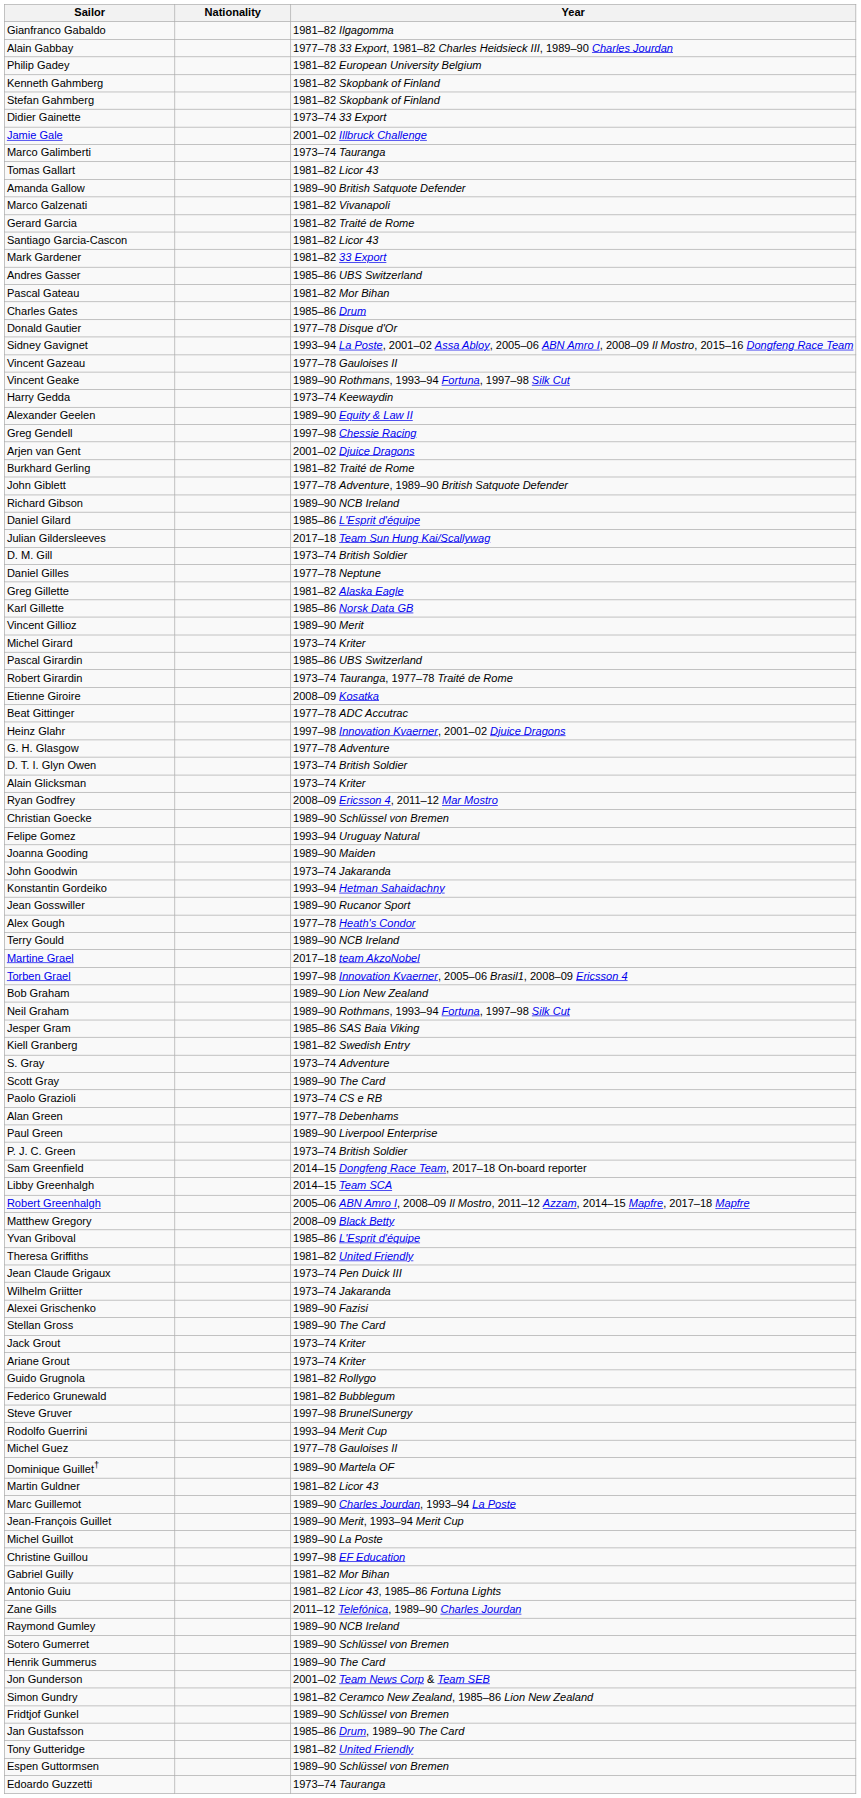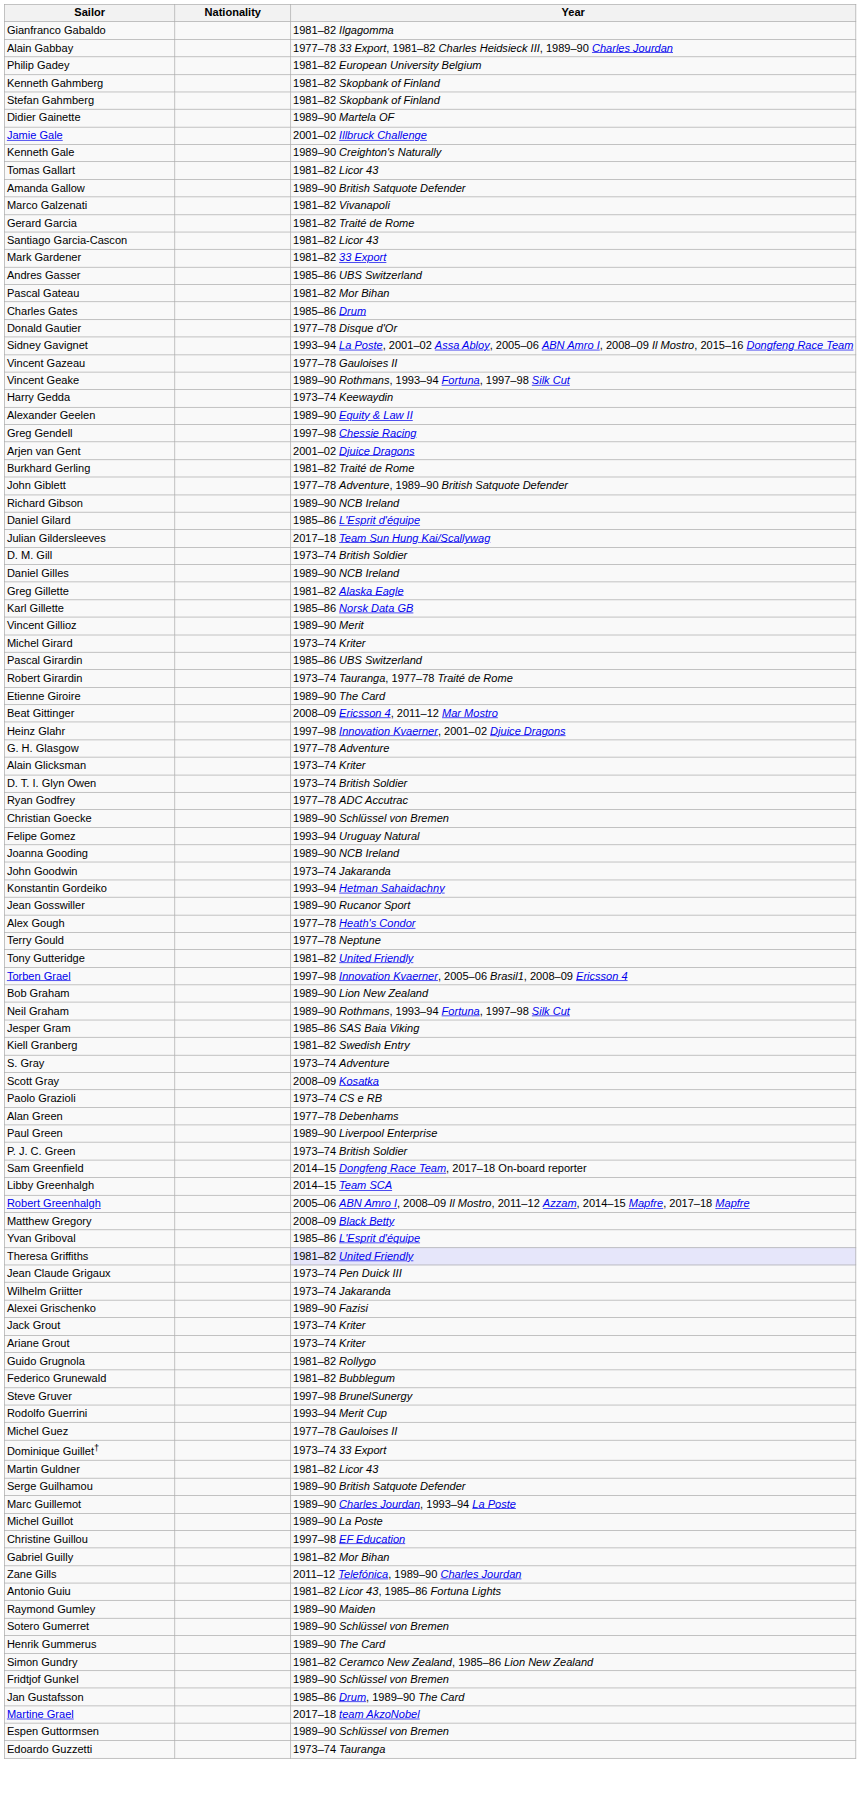(340, 118) 1973–74 33 Export -> (344, 118) 1989–90 Martela OF
+ row: (41, 153)
- row: (49, 153)
(337, 573) 1977–78 Neptune -> (346, 573) 1989–90 NCB Ireland
(336, 696) 2008–09 Kosatka -> (339, 696) 1989–90 The Card
(351, 713) 1977–78 ADC Accutrac -> (395, 713) 2008–09 Ericsson 4, 2011–12 Mar Mostro
rows swapped: (46, 783) <-> (52, 766)
(395, 801) 2008–09 Ericsson 4, 2011–12 Mar Mostro -> (351, 801) 1977–78 ADC Accutrac
(334, 853) 1989–90 Maiden -> (346, 853) 1989–90 NCB Ireland
(346, 941) 1989–90 NCB Ireland -> (337, 941) 1977–78 Neptune
rows swapped: (40, 958) <-> (46, 1749)
(339, 1081) 1989–90 The Card -> (336, 1081) 2008–09 Kosatka
(353, 1256) no background -> (353, 1256) lavender background
- row: (40, 1326)
(344, 1467) 1989–90 Martela OF -> (340, 1450) 1973–74 33 Export
+ row: (50, 1486)
- row: (59, 1521)
rows swapped: (32, 1609) <-> (39, 1592)
(346, 1627) 1989–90 NCB Ireland -> (334, 1609) 1989–90 Maiden
- row: (45, 1679)
